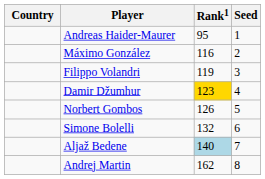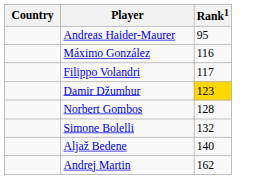- column: (246, 15)
(205, 72) 119 -> (205, 72) 117
(205, 109) 126 -> (205, 109) 128
(205, 146) lightblue background -> (205, 146) no background
